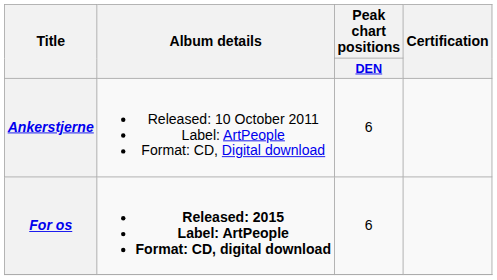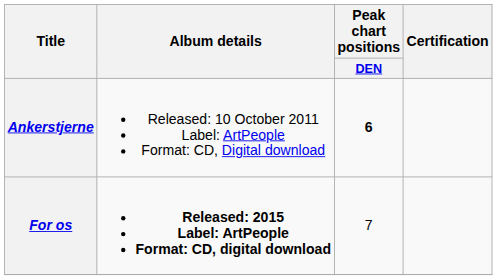(369, 127) normal -> (369, 127) bold
(369, 225) 6 -> (369, 225) 7
